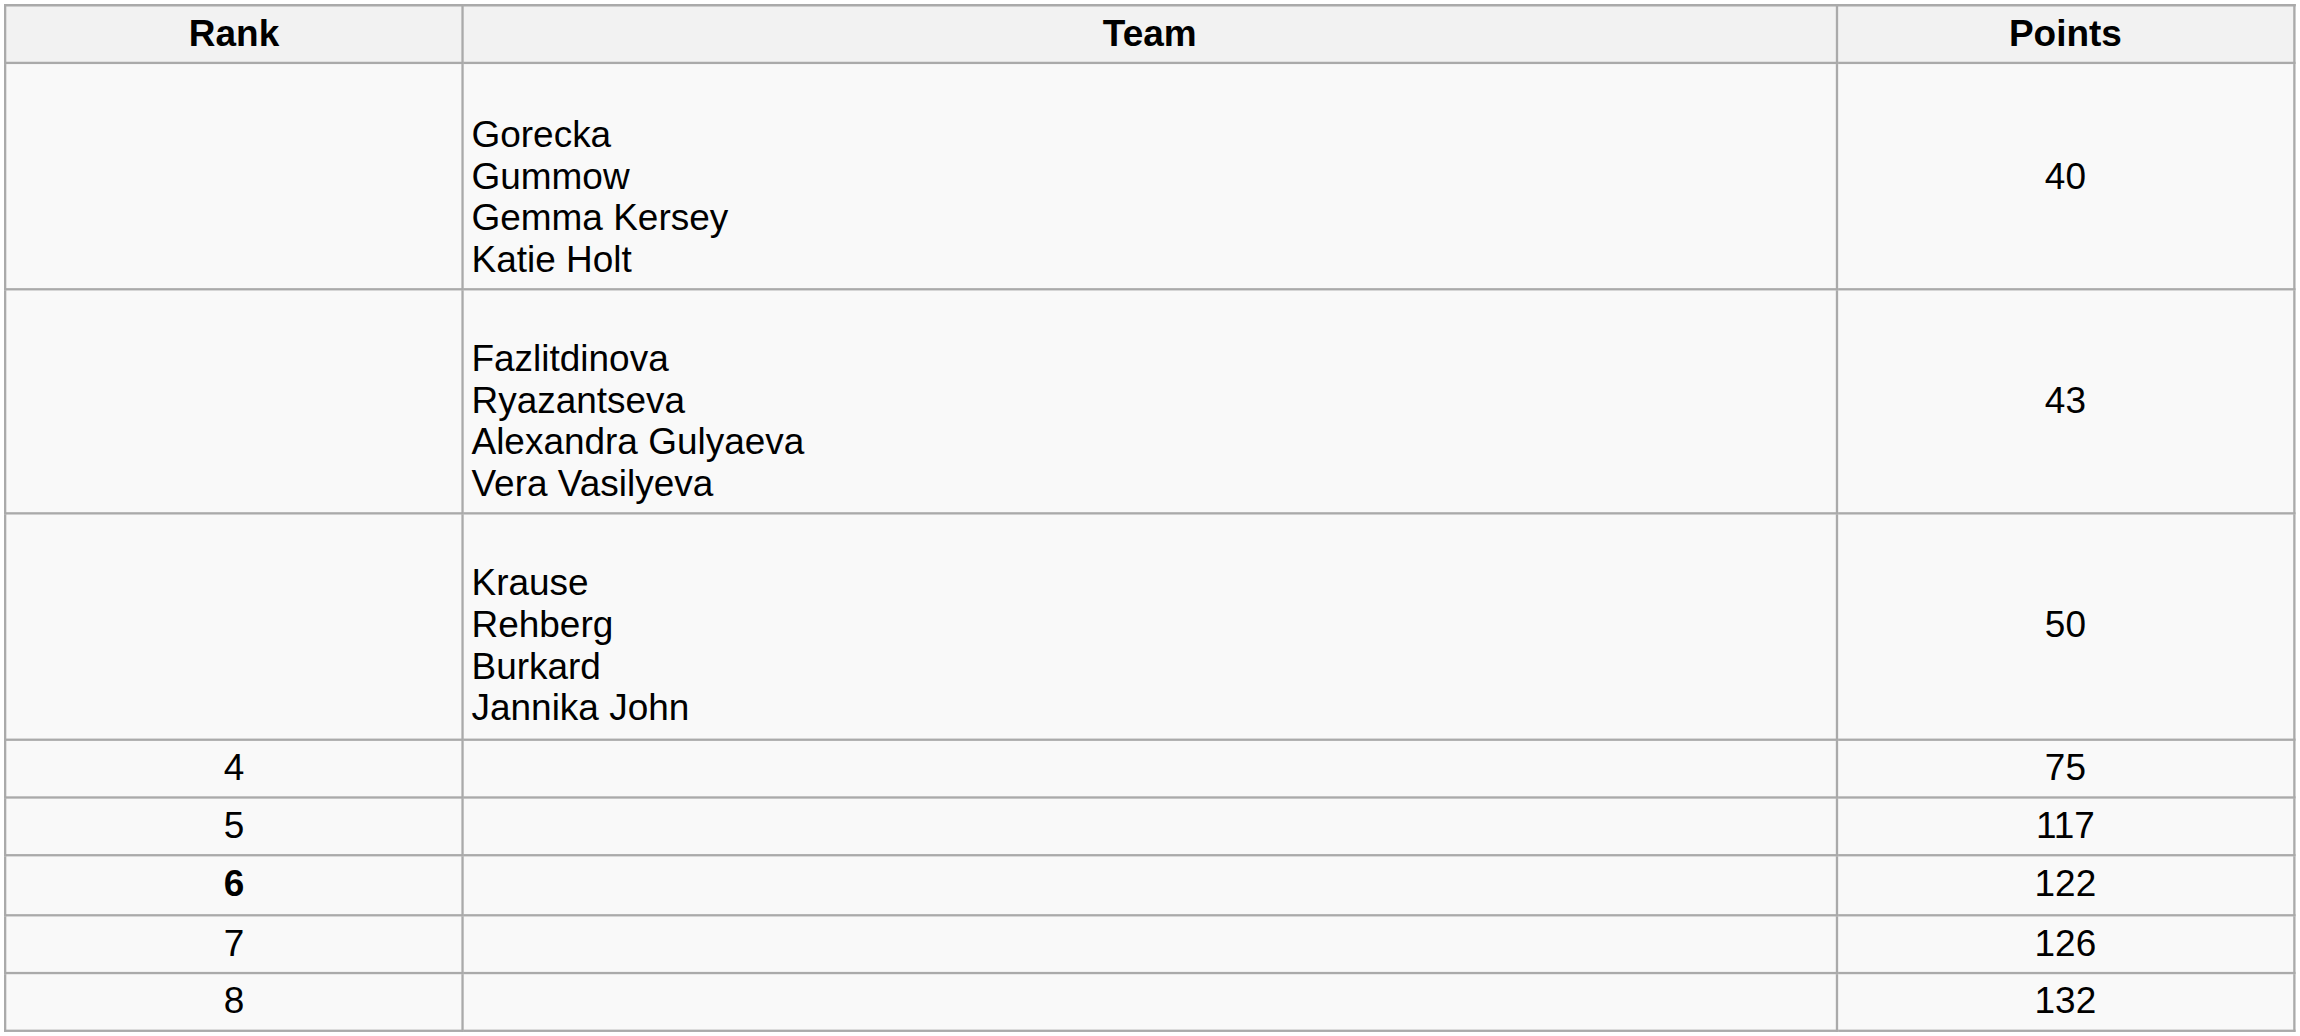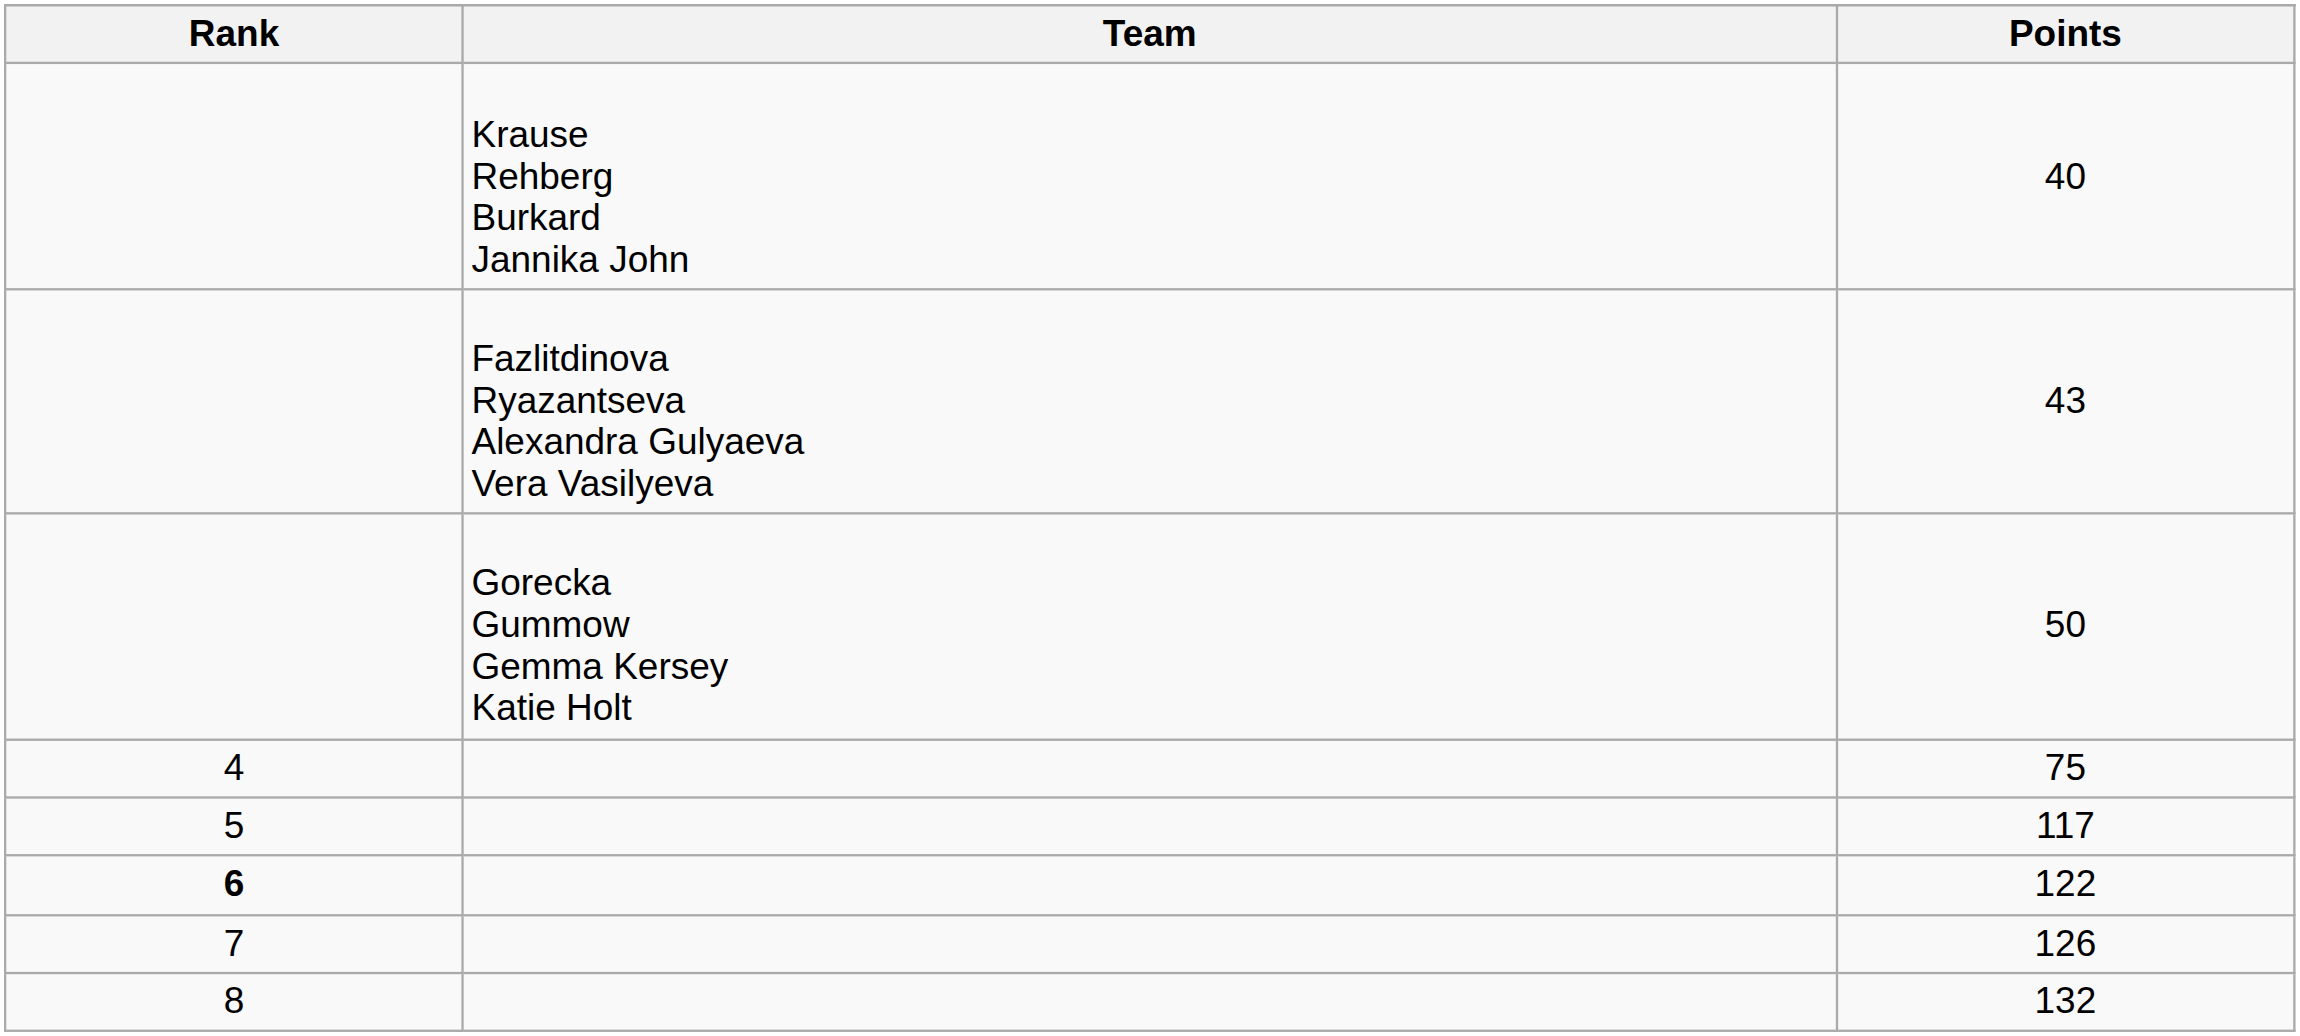(600, 196) Gorecka Gummow Gemma Kersey Katie Holt -> (580, 196) Krause Rehberg Burkard Jannika John
(580, 646) Krause Rehberg Burkard Jannika John -> (600, 646) Gorecka Gummow Gemma Kersey Katie Holt
